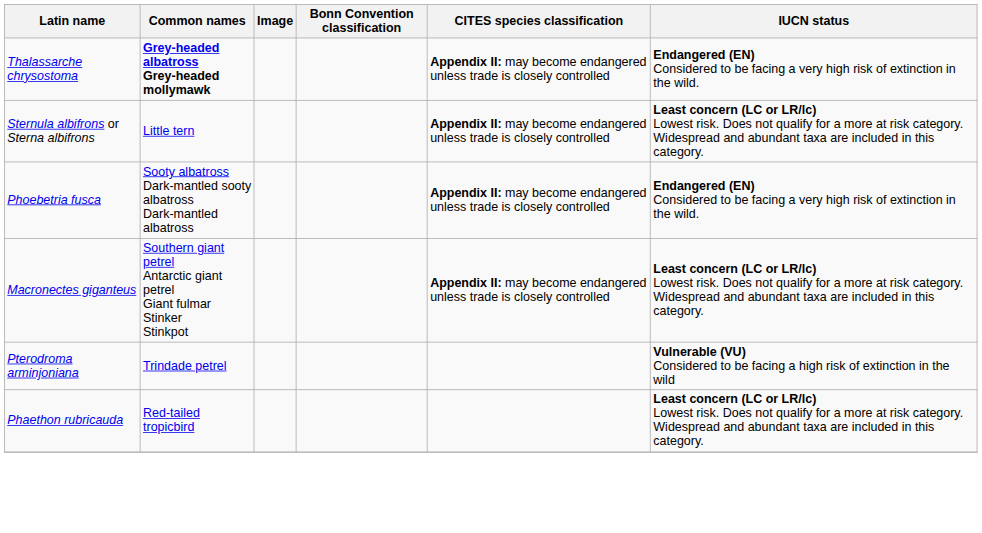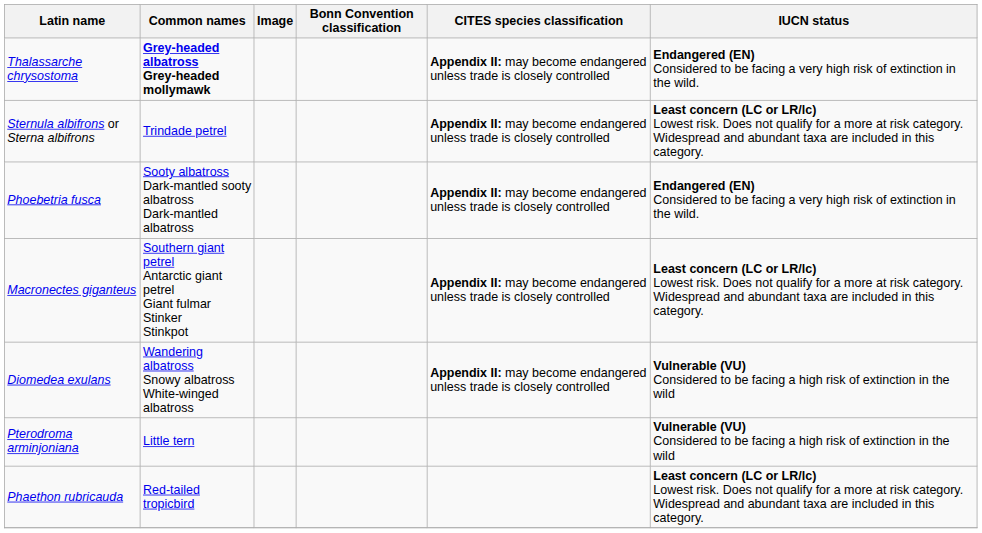(169, 131) Little tern -> (185, 131) Trindade petrel
+ row: (59, 380)
(185, 366) Trindade petrel -> (169, 442) Little tern
